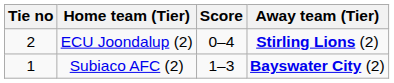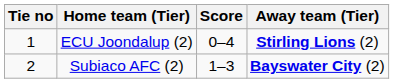(31, 41) 2 -> (31, 41) 1
(31, 66) 1 -> (31, 66) 2
